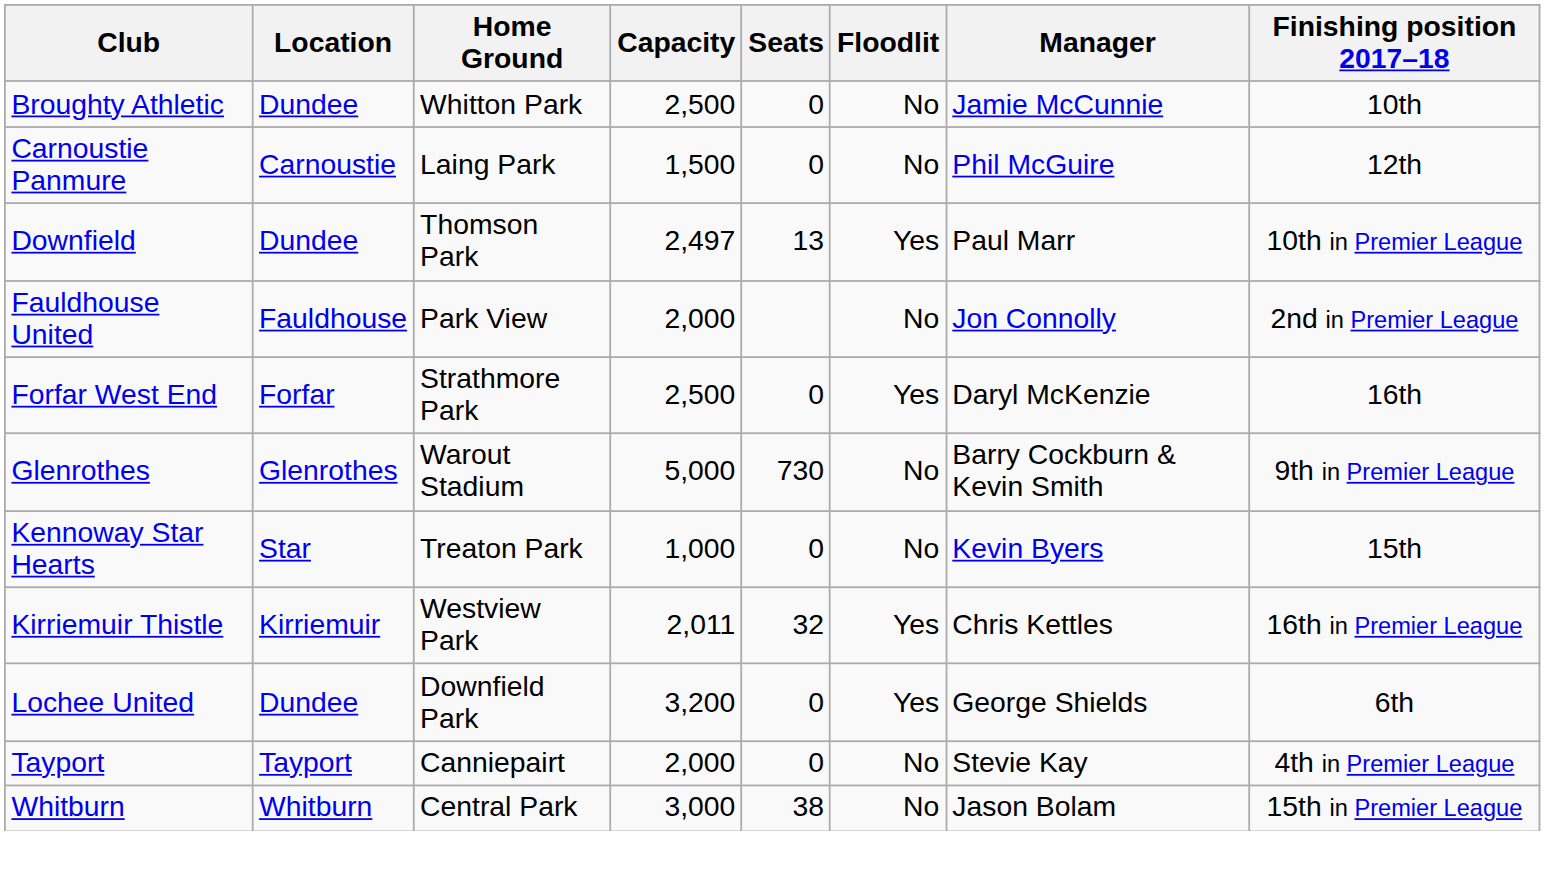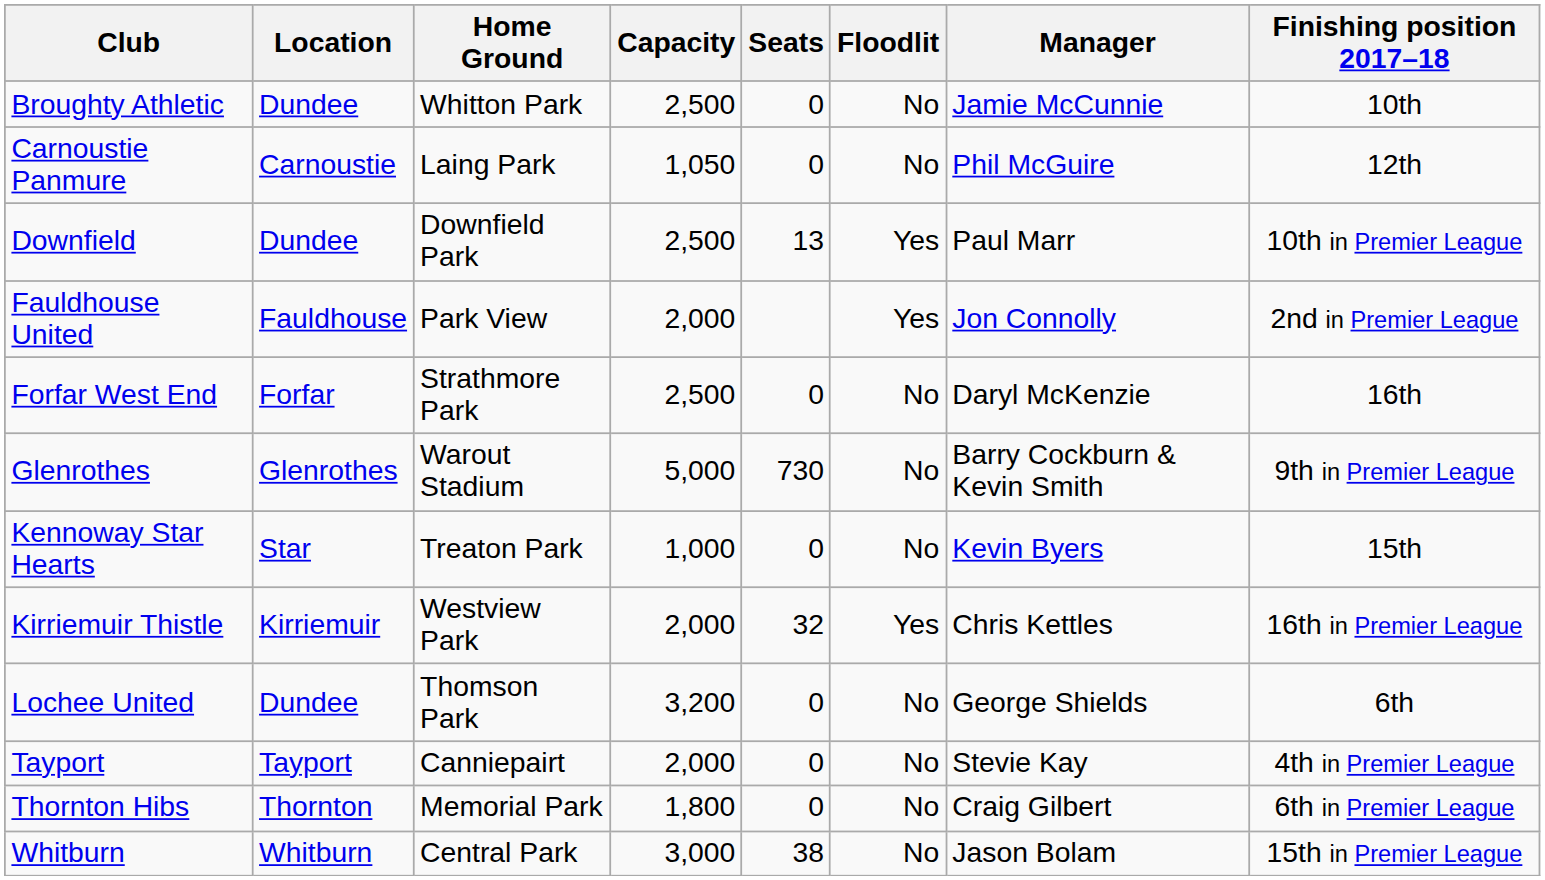(700, 164) 1,500 -> (700, 164) 1,050
(479, 241) Thomson Park -> (482, 241) Downfield Park
(700, 241) 2,497 -> (700, 241) 2,500
(921, 318) No -> (916, 318) Yes
(916, 394) Yes -> (921, 394) No
(701, 625) 2,011 -> (700, 625) 2,000
(482, 701) Downfield Park -> (479, 701) Thomson Park
(916, 701) Yes -> (921, 701) No
+ row: (100, 807)
